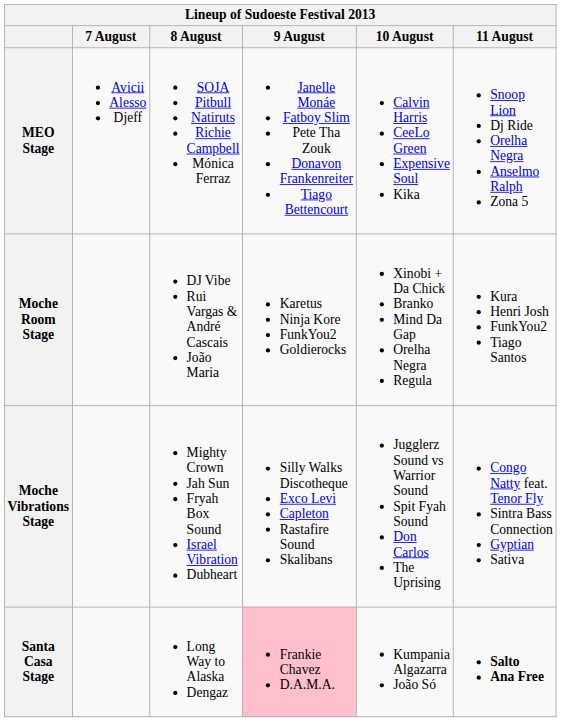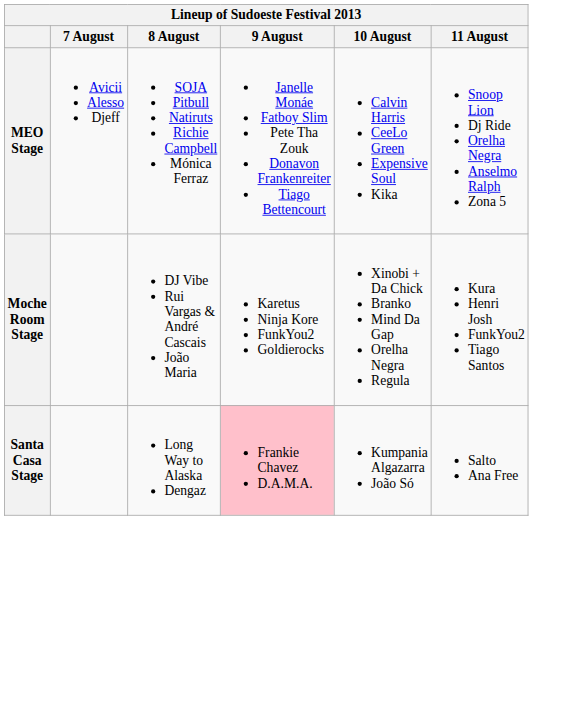- row: (38, 506)
(505, 670) bold -> (479, 468) normal
